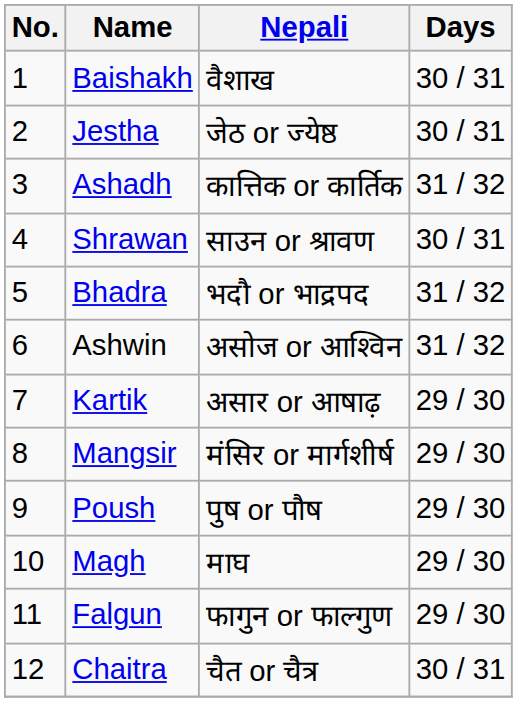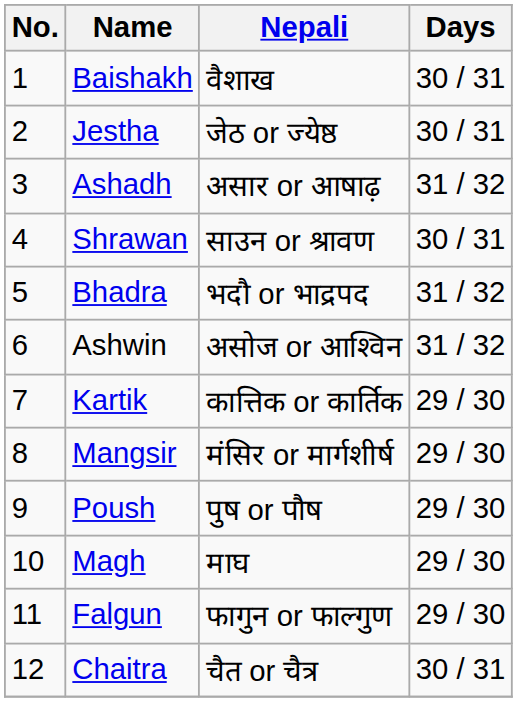(304, 187) कात्तिक or कार्तिक -> (293, 187) असार or आषाढ़
(293, 402) असार or आषाढ़ -> (304, 402) कात्तिक or कार्तिक
